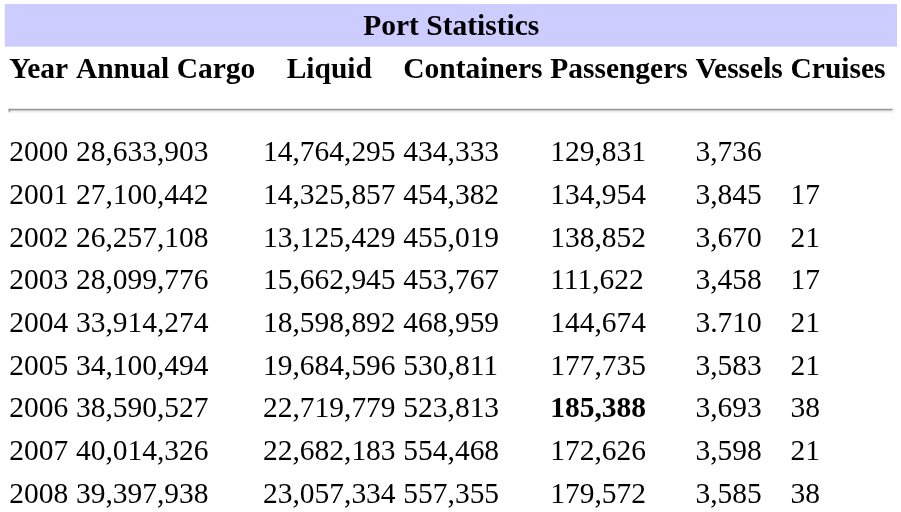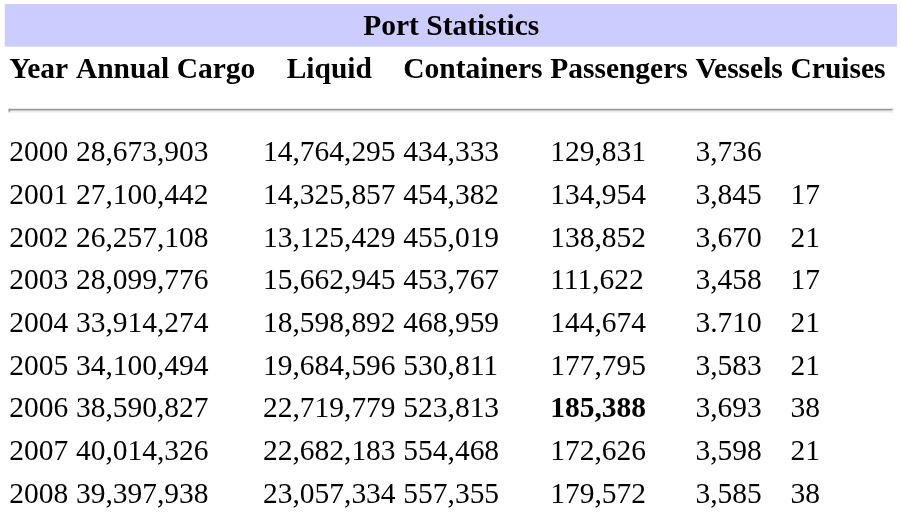(142, 151) 28,633,903 -> (142, 151) 28,673,903
(598, 364) 177,735 -> (598, 364) 177,795
(142, 407) 38,590,527 -> (142, 407) 38,590,827
